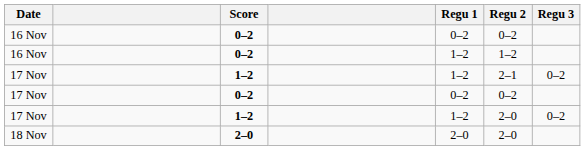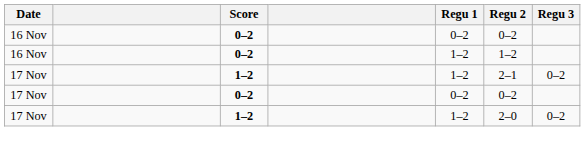- row: (29, 136)
